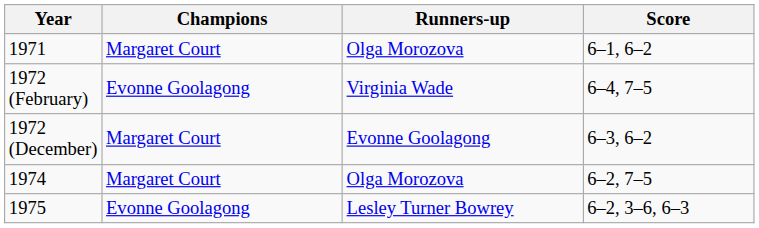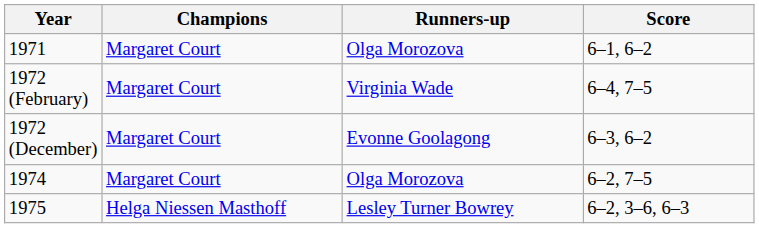(178, 88) Evonne Goolagong -> (163, 88) Margaret Court
(178, 208) Evonne Goolagong -> (196, 208) Helga Niessen Masthoff
